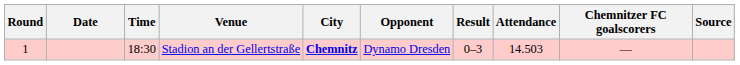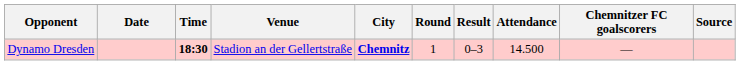columns swapped: (25, 21) <-> (407, 21)
(142, 49) normal -> (193, 49) bold
(526, 49) 14.503 -> (527, 49) 14.500
